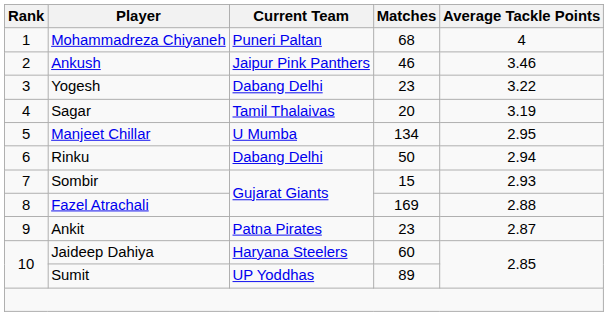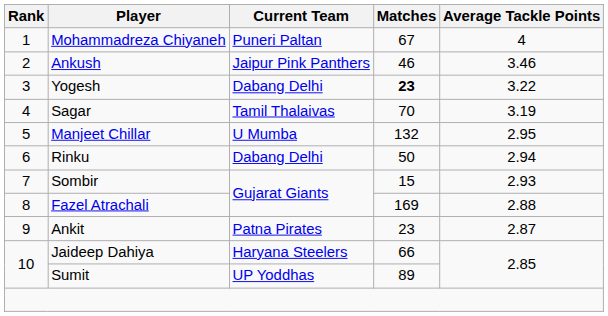(406, 39) 68 -> (406, 39) 67
(406, 87) normal -> (406, 87) bold
(406, 110) 20 -> (406, 110) 70
(406, 134) 134 -> (406, 134) 132
(406, 252) 60 -> (406, 252) 66
